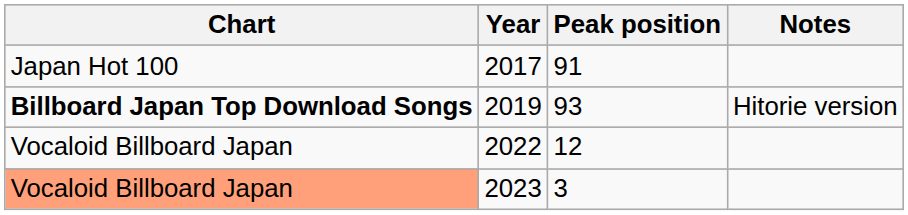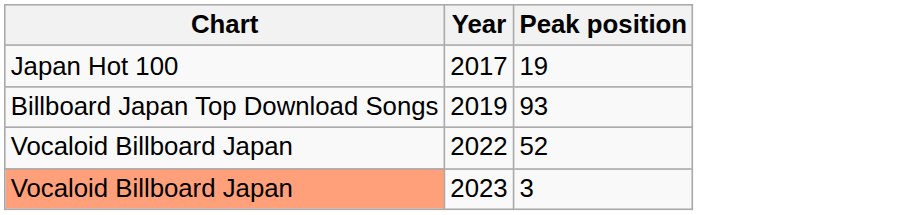- column: (815, 24)
(568, 65) 91 -> (534, 65) 19
(242, 106) bold -> (225, 106) normal
(568, 147) 12 -> (534, 147) 52
